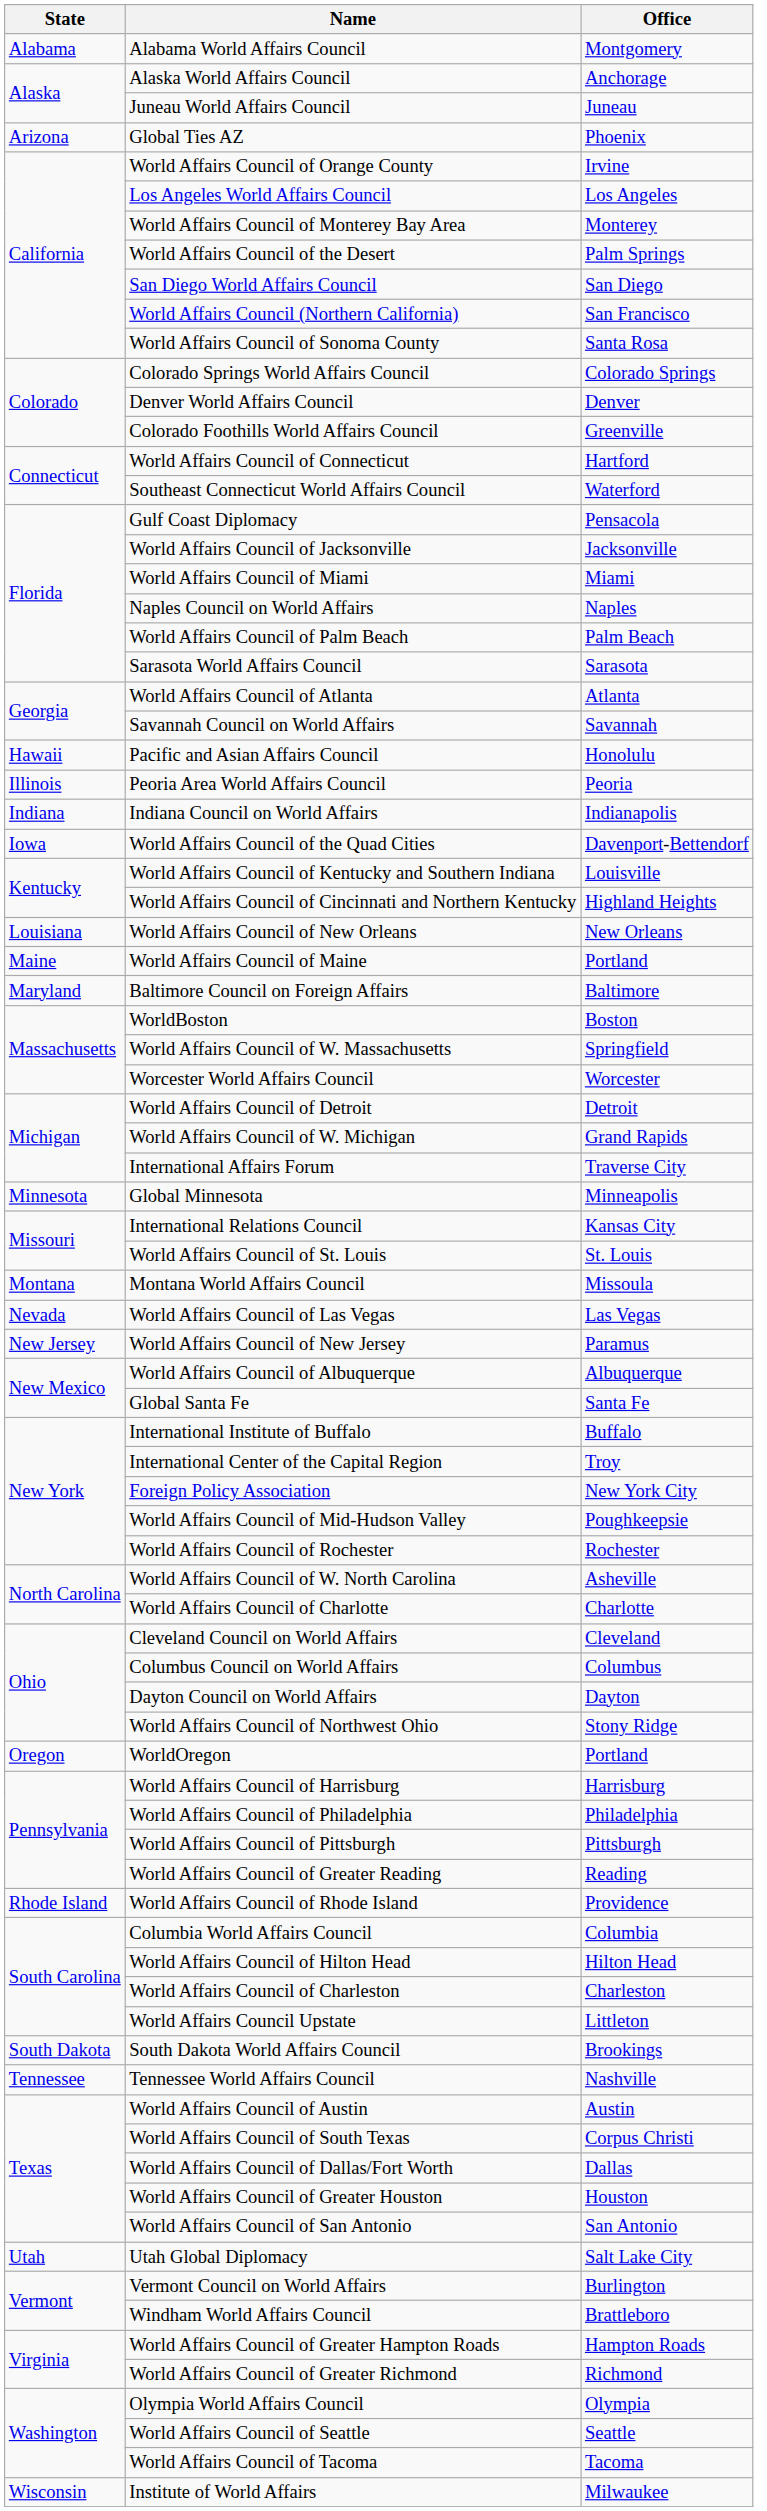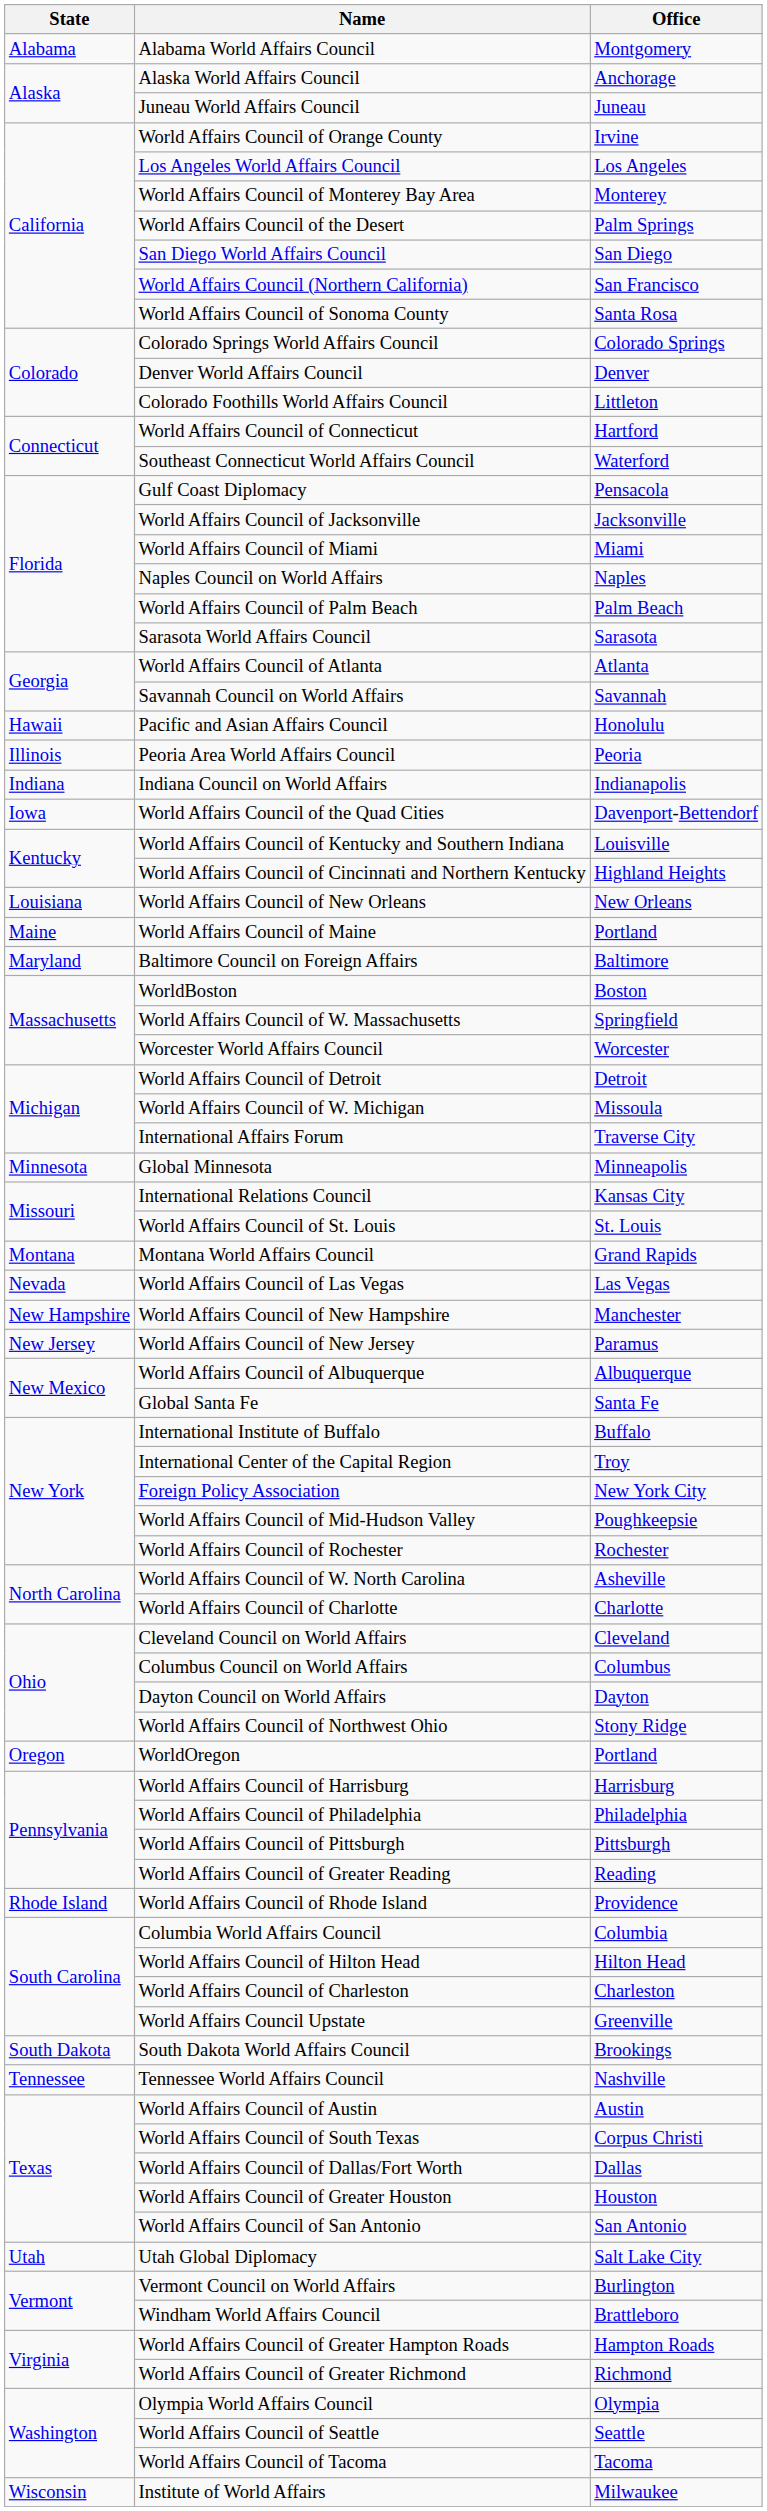- row: (187, 136)
(624, 431) Greenville -> (626, 401) Littleton
(636, 1137) Grand Rapids -> (628, 1108) Missoula
(619, 1284) Missoula -> (646, 1255) Grand Rapids
+ row: (294, 1314)
(617, 2020) Littleton -> (633, 2020) Greenville
